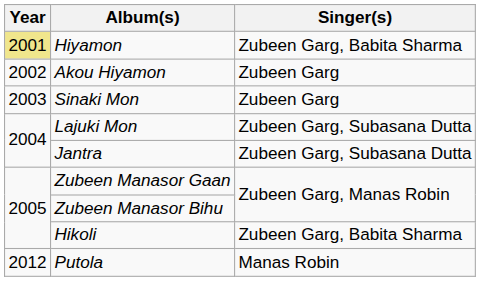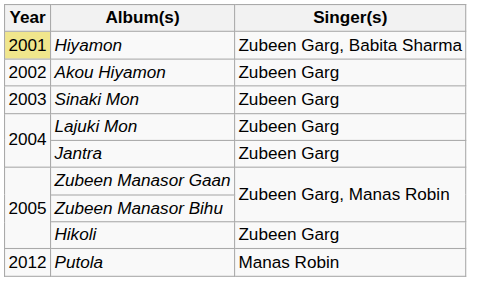(355, 126) Zubeen Garg, Subasana Dutta -> (289, 126) Zubeen Garg
(355, 153) Zubeen Garg, Subasana Dutta -> (289, 153) Zubeen Garg
(350, 235) Zubeen Garg, Babita Sharma -> (289, 235) Zubeen Garg
